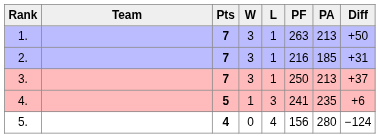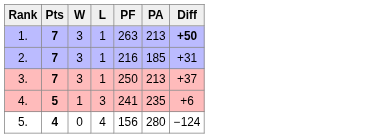- column: (127, 15)
(358, 36) normal -> (187, 36) bold
